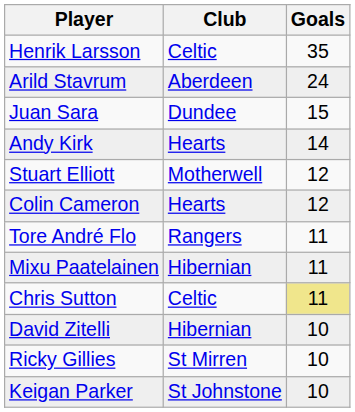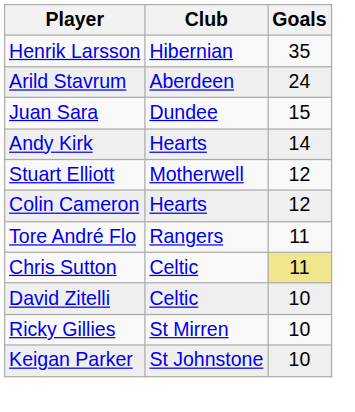(192, 50) Celtic -> (191, 50) Hibernian
- row: (84, 267)
(210, 329) Hibernian -> (174, 298) Celtic
